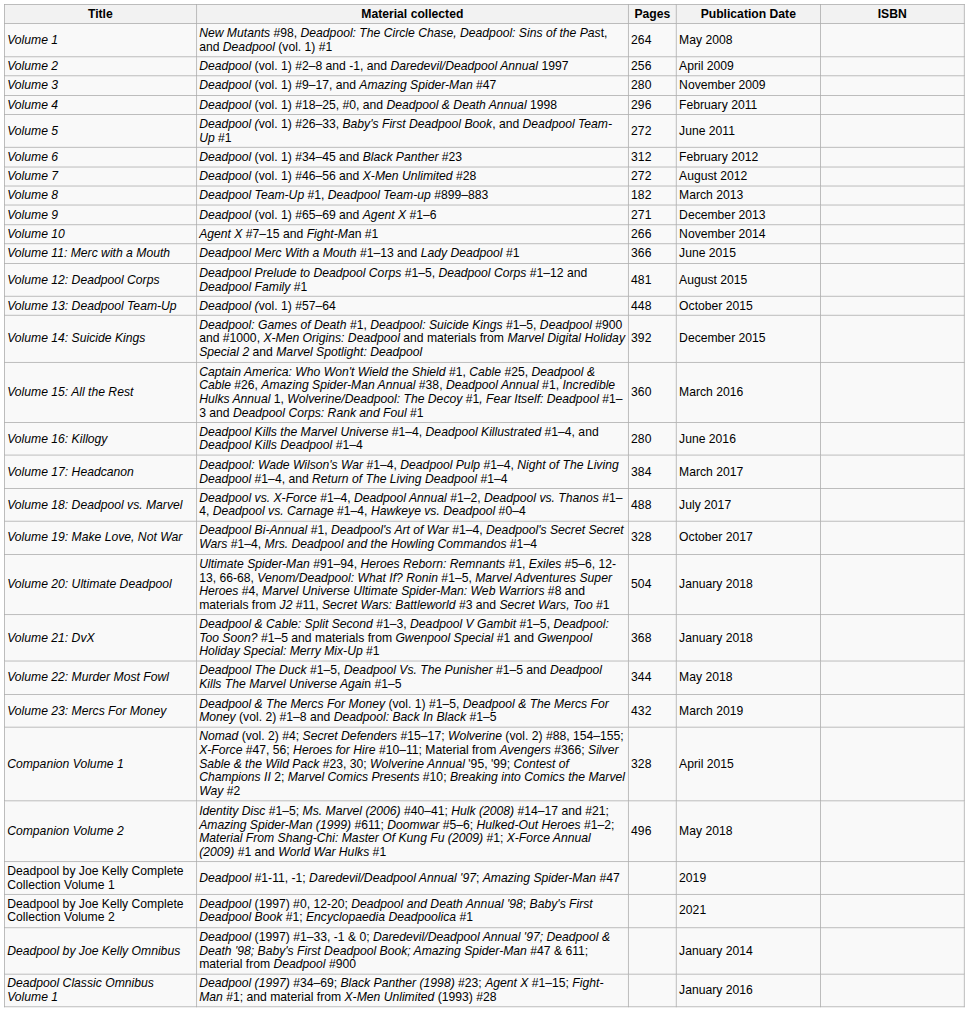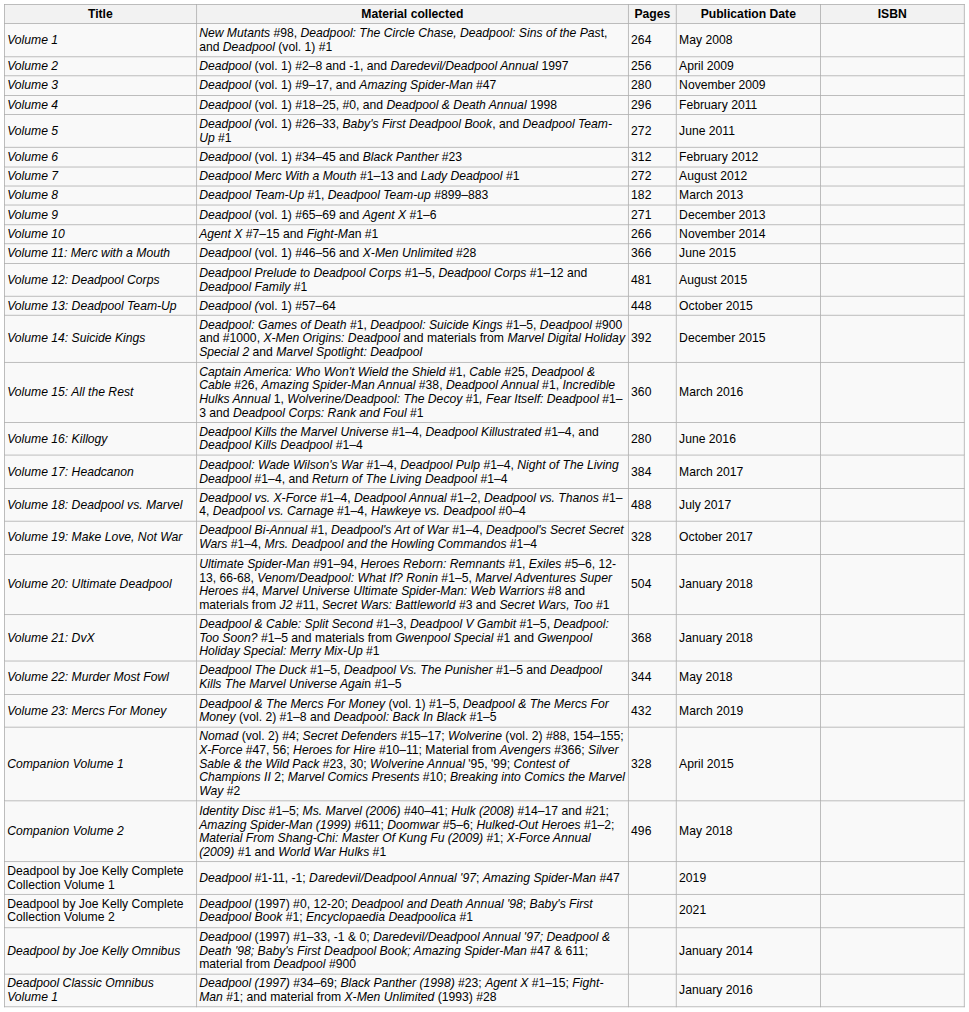(338, 176) Deadpool (vol. 1) #46–56 and X-Men Unlimited #28 -> (359, 176) Deadpool Merc With a Mouth #1–13 and Lady Deadpool #1
(359, 253) Deadpool Merc With a Mouth #1–13 and Lady Deadpool #1 -> (338, 253) Deadpool (vol. 1) #46–56 and X-Men Unlimited #28
